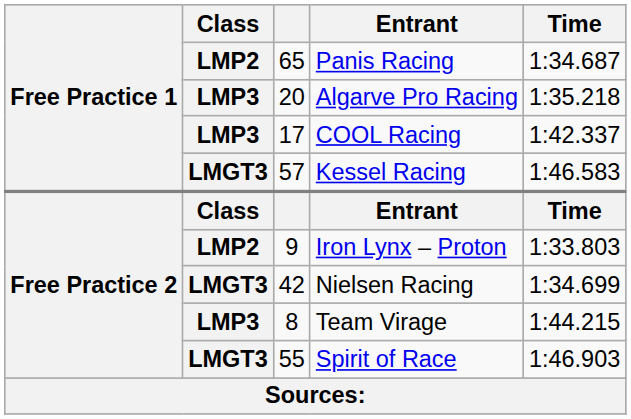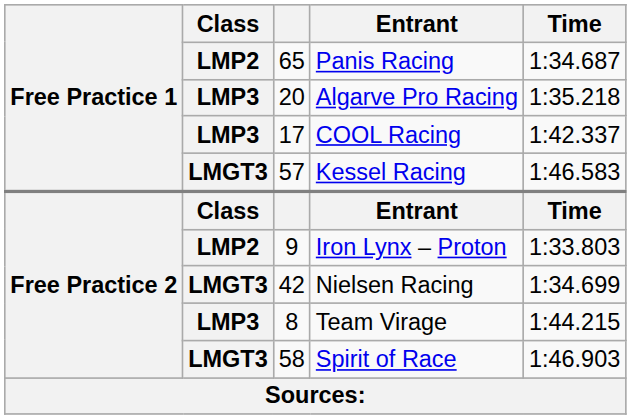(292, 359) 55 -> (292, 359) 58
